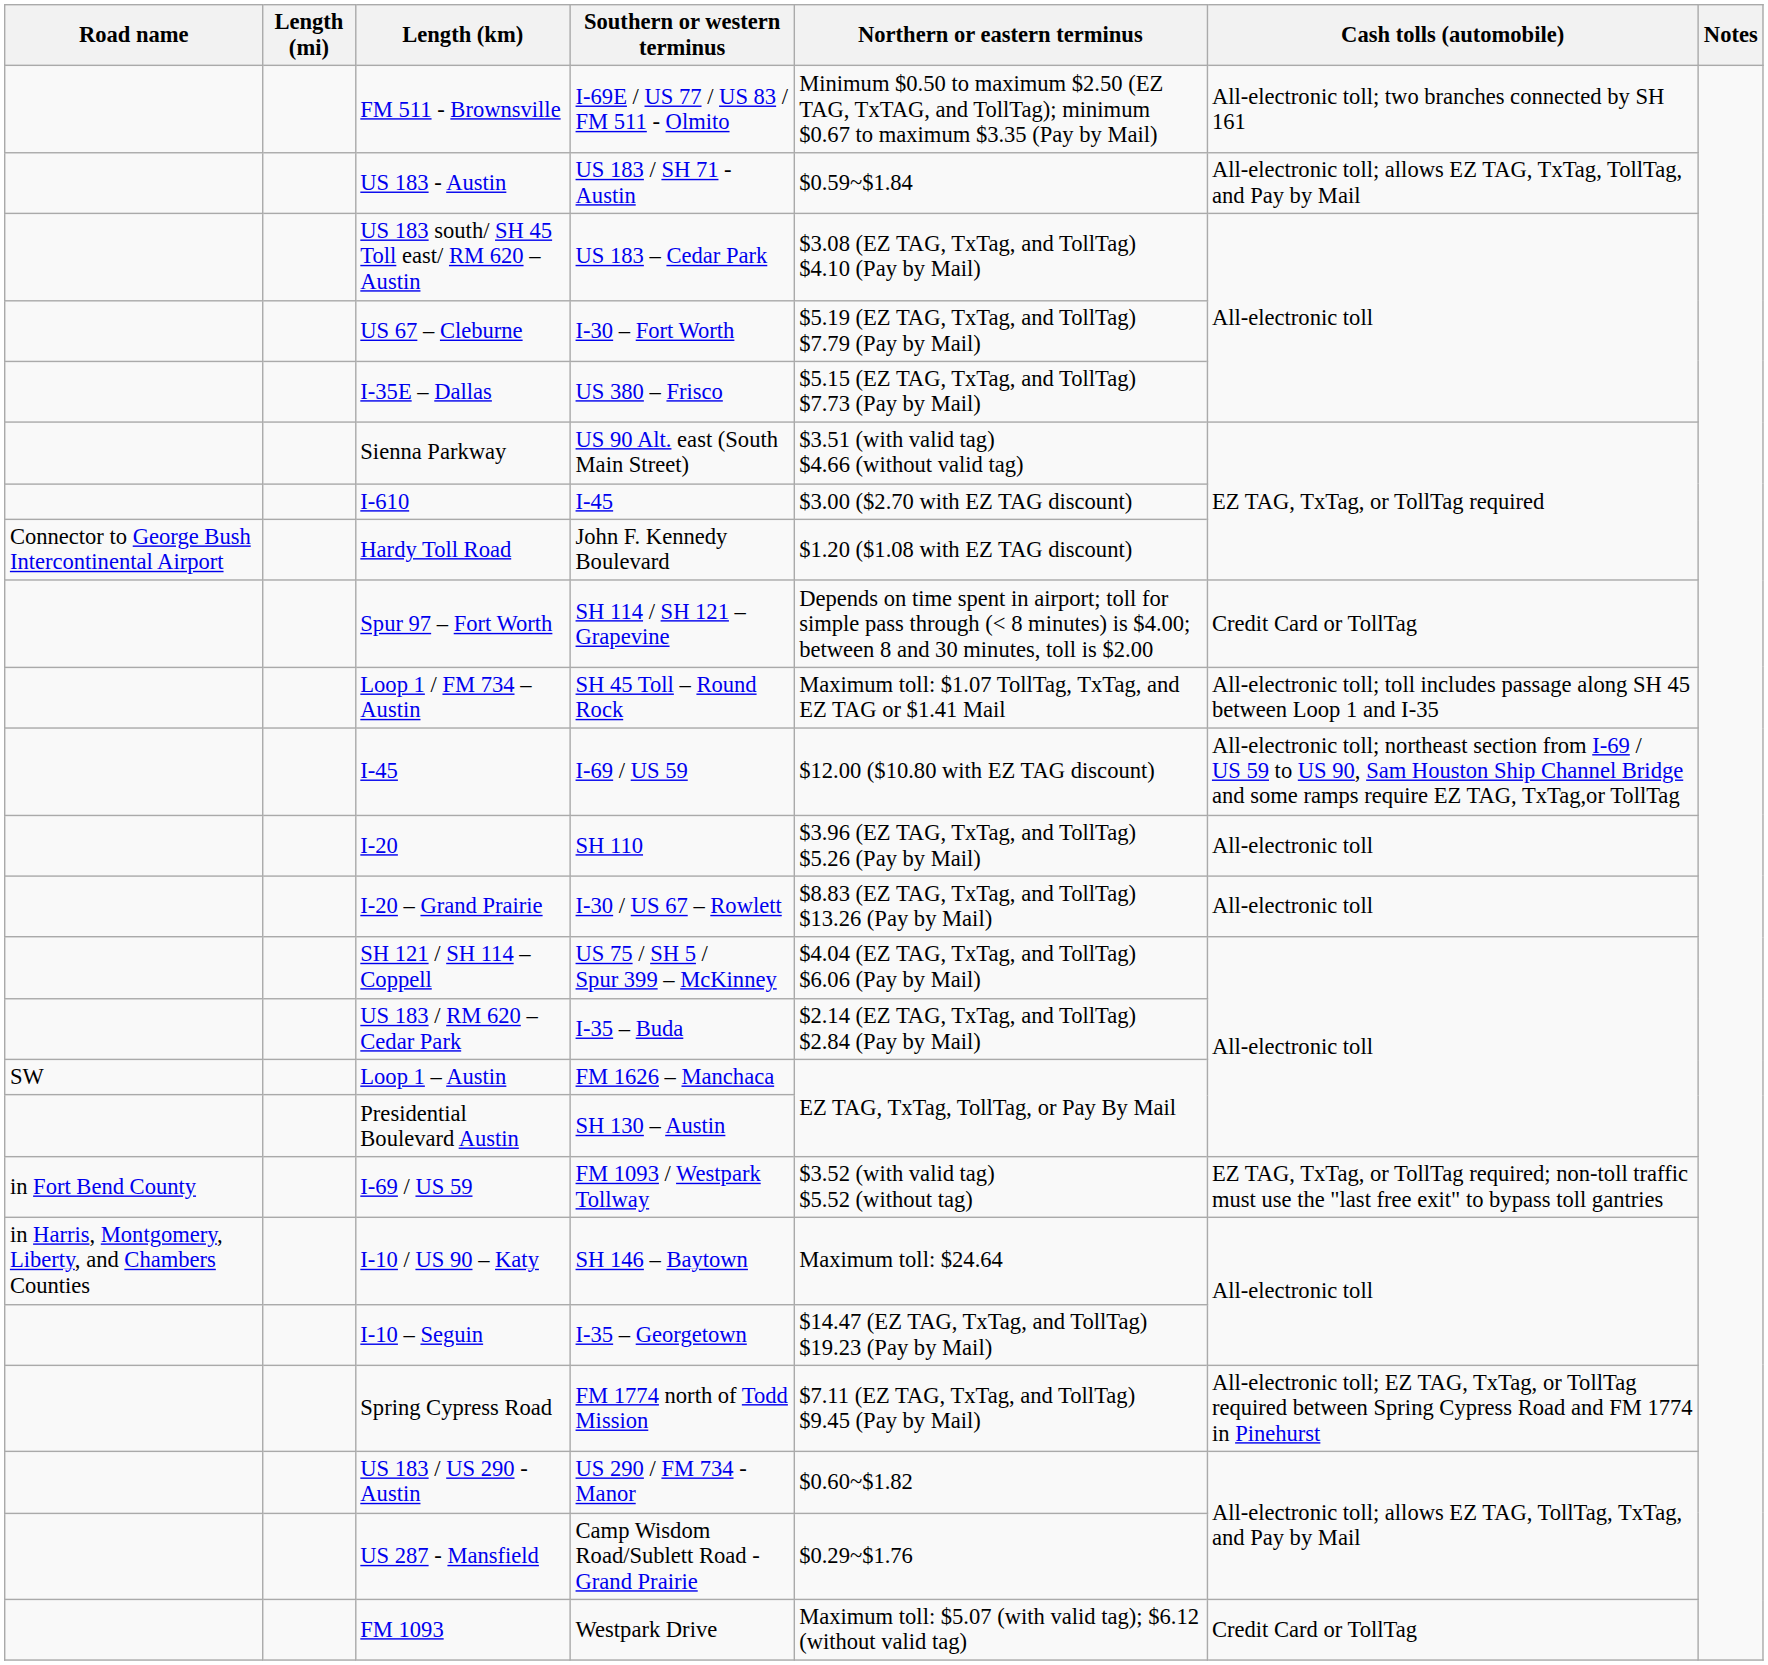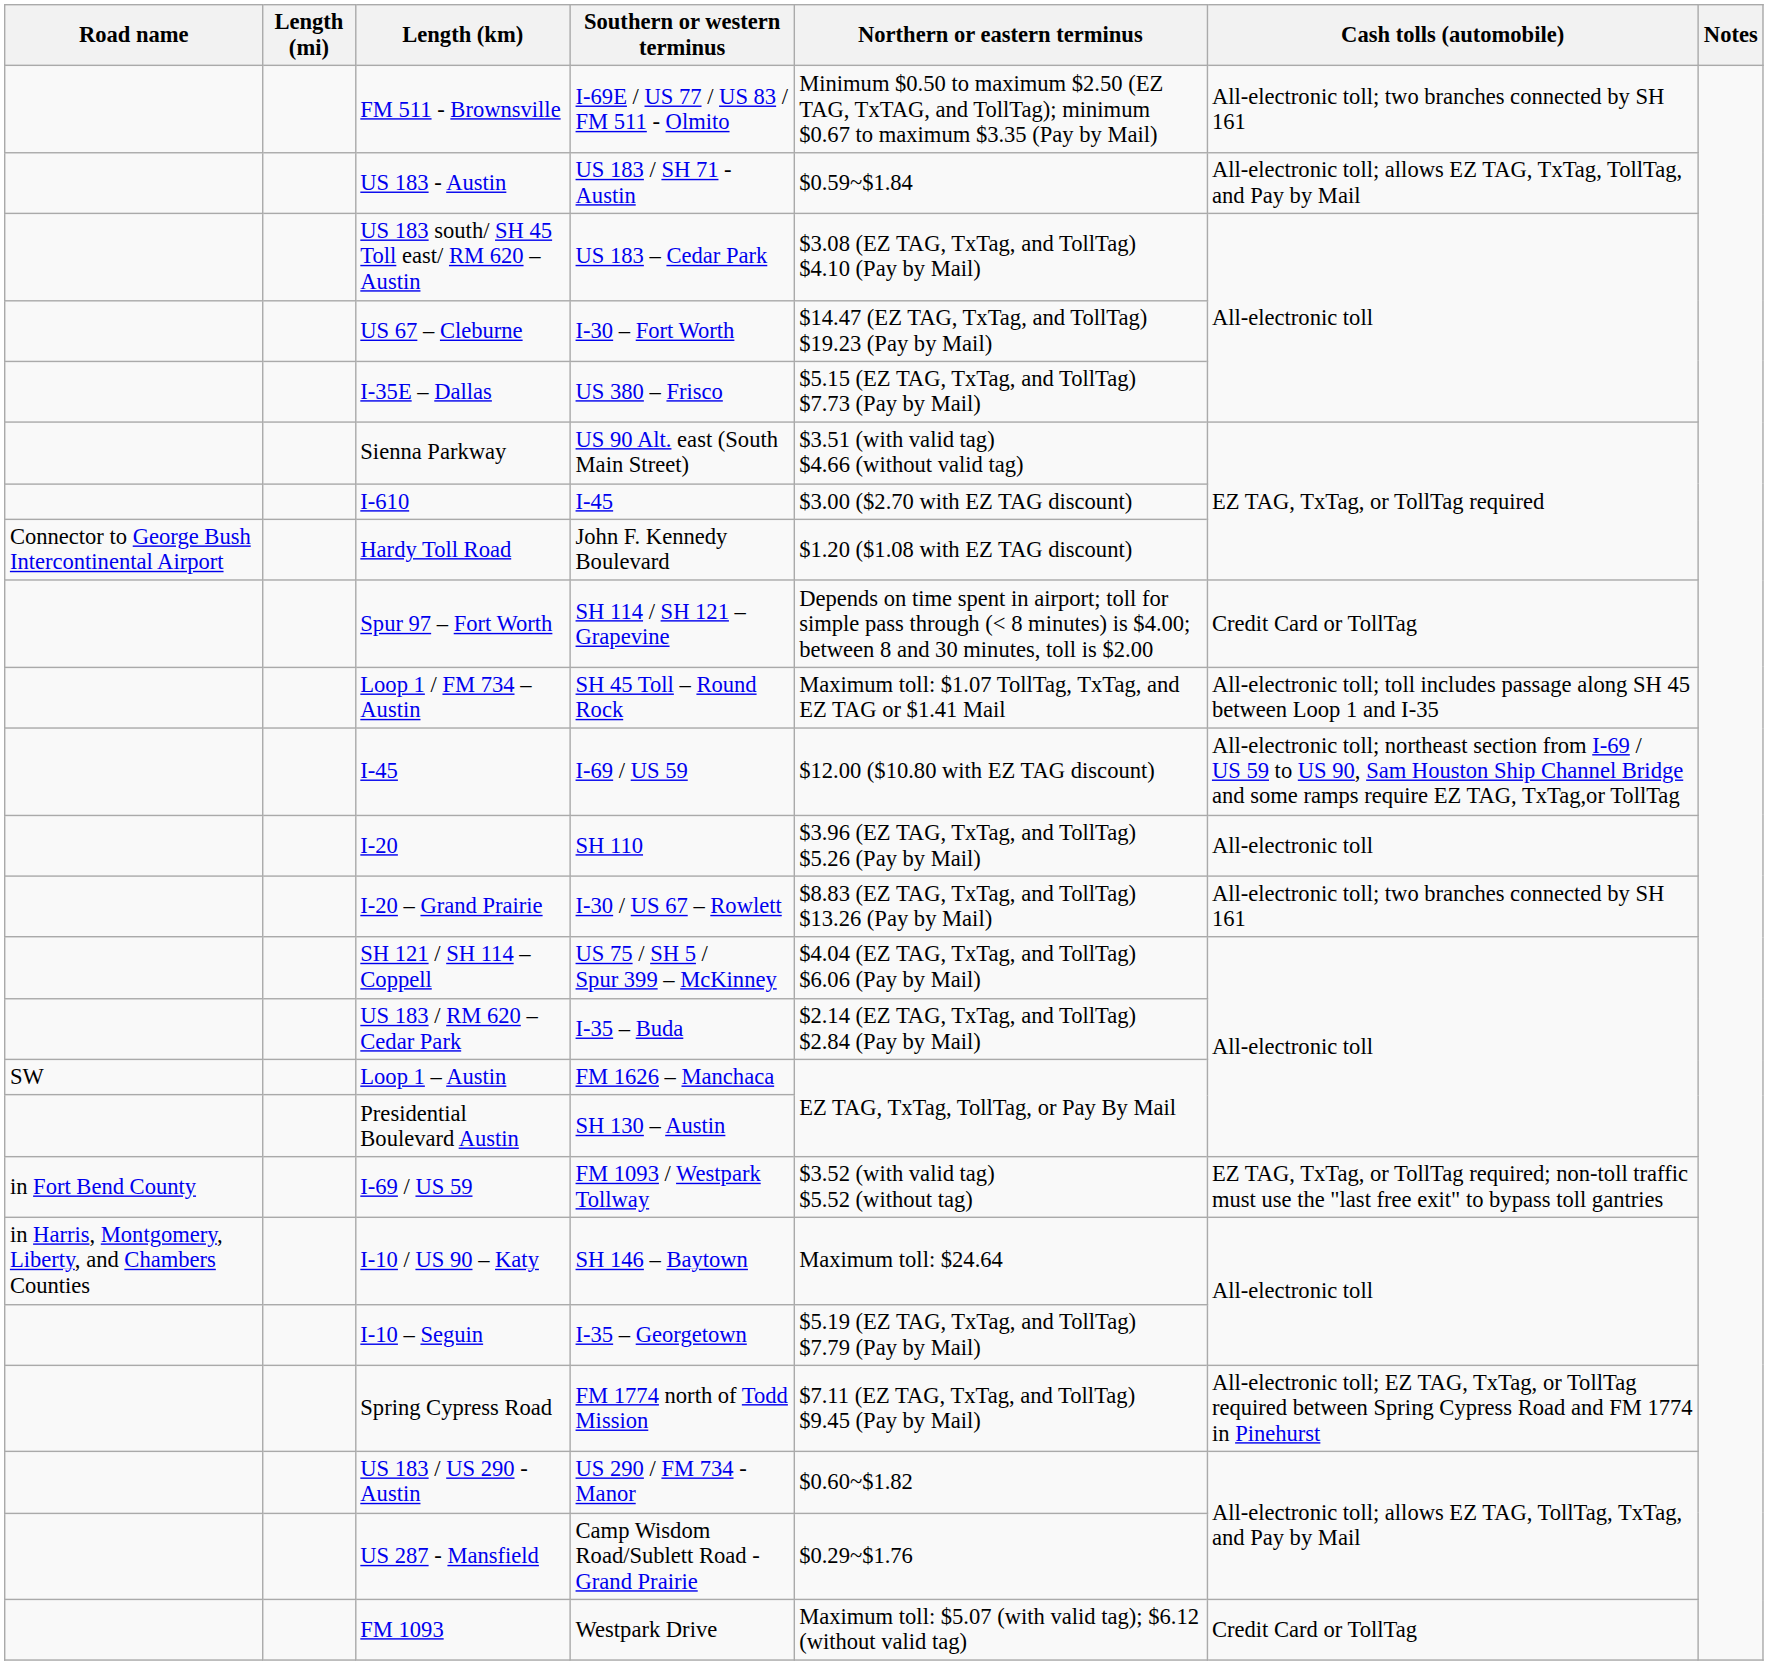(968, 330) $5.19 (EZ TAG, TxTag, and TollTag) $7.79 (Pay by Mail) -> (973, 330) $14.47 (EZ TAG, TxTag, and TollTag) $19.23 (Pay by Mail)
(1292, 906) All-electronic toll -> (1438, 906) All-electronic toll; two branches connected by SH 161
(973, 1334) $14.47 (EZ TAG, TxTag, and TollTag) $19.23 (Pay by Mail) -> (968, 1334) $5.19 (EZ TAG, TxTag, and TollTag) $7.79 (Pay by Mail)
